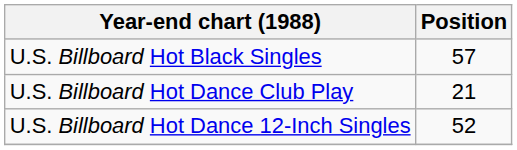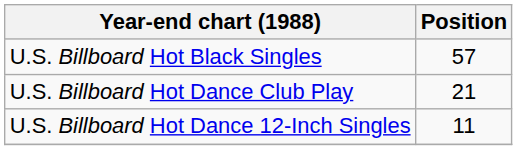(464, 126) 52 -> (464, 126) 11
